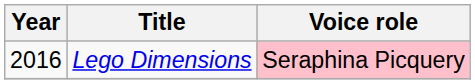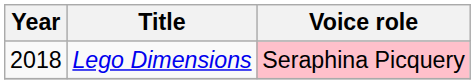(36, 59) 2016 -> (36, 59) 2018
